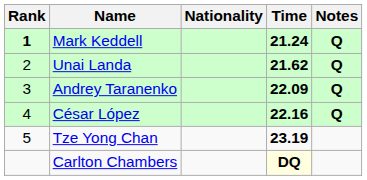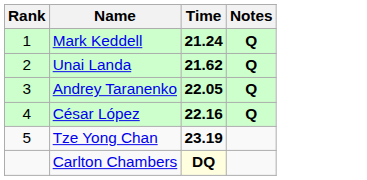- column: (224, 16)
(27, 41) bold -> (27, 41) normal
(289, 89) 22.09 -> (204, 89) 22.05
